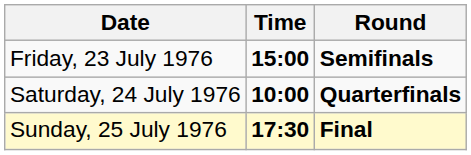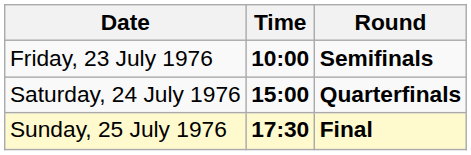(280, 58) 15:00 -> (280, 58) 10:00
(280, 94) 10:00 -> (280, 94) 15:00
